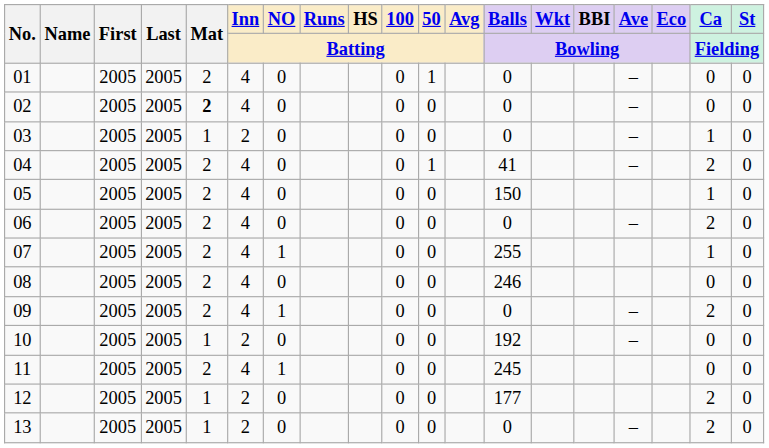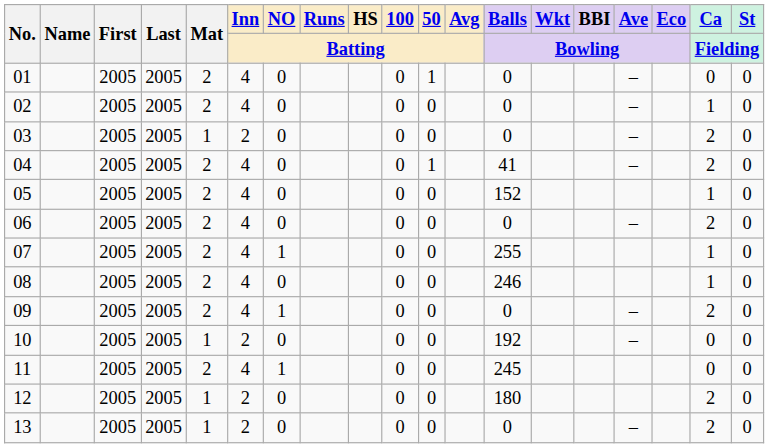(207, 106) bold -> (207, 106) normal
(711, 106) 0 -> (711, 106) 1
(711, 135) 1 -> (711, 135) 2
(507, 194) 150 -> (507, 194) 152
(711, 281) 0 -> (711, 281) 1
(507, 398) 177 -> (507, 398) 180
